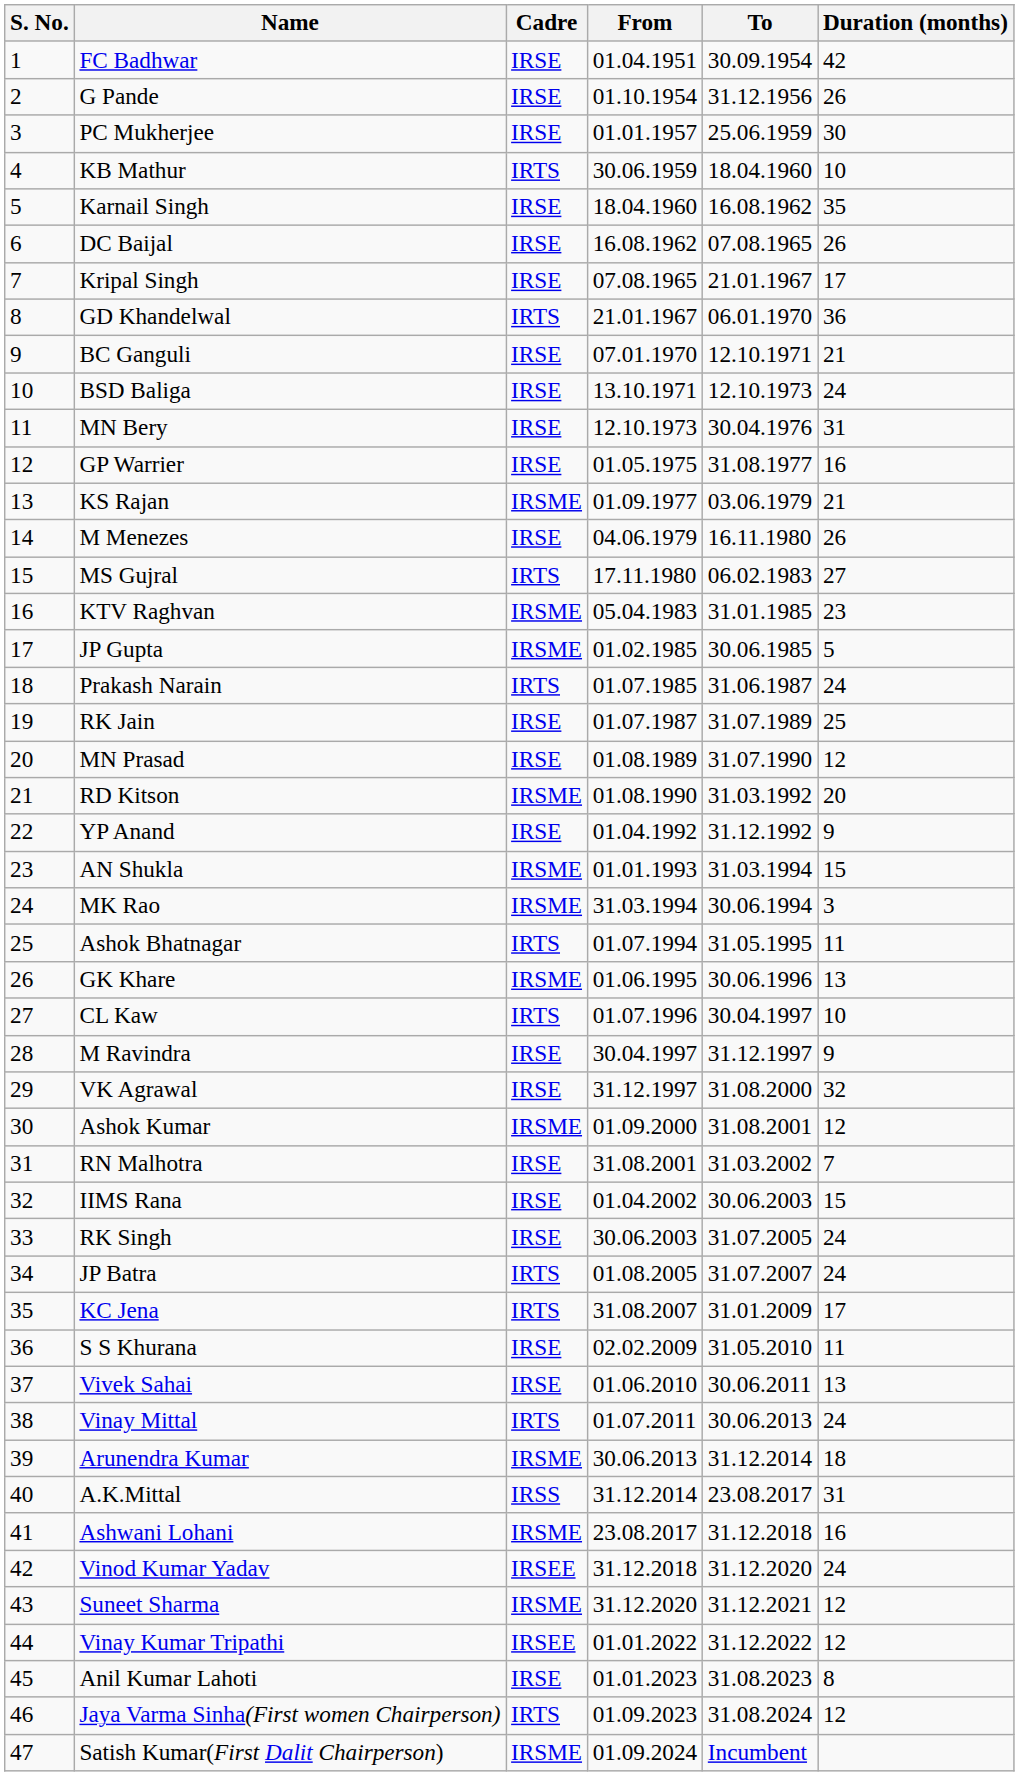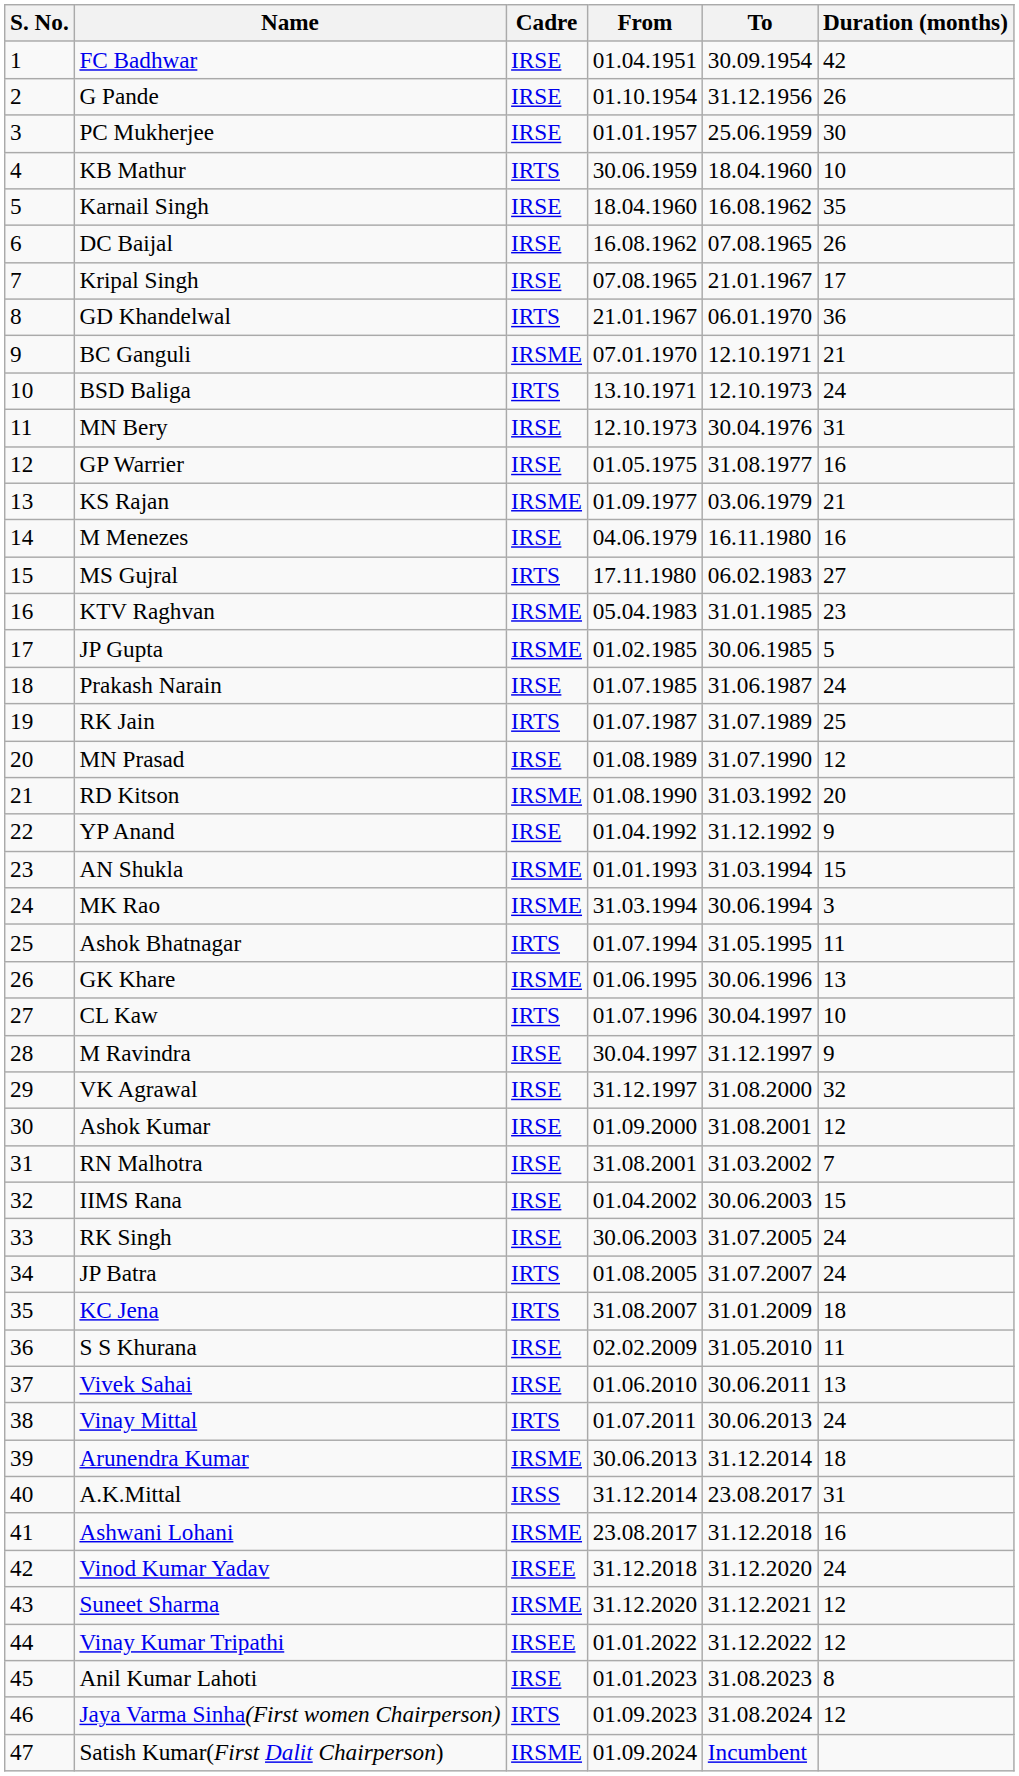(536, 354) IRSE -> (547, 354) IRSME
(536, 390) IRSE -> (536, 390) IRTS
(835, 538) 26 -> (835, 538) 16
(536, 685) IRTS -> (536, 685) IRSE
(536, 721) IRSE -> (536, 721) IRTS
(547, 1126) IRSME -> (536, 1126) IRSE
(835, 1310) 17 -> (835, 1310) 18
